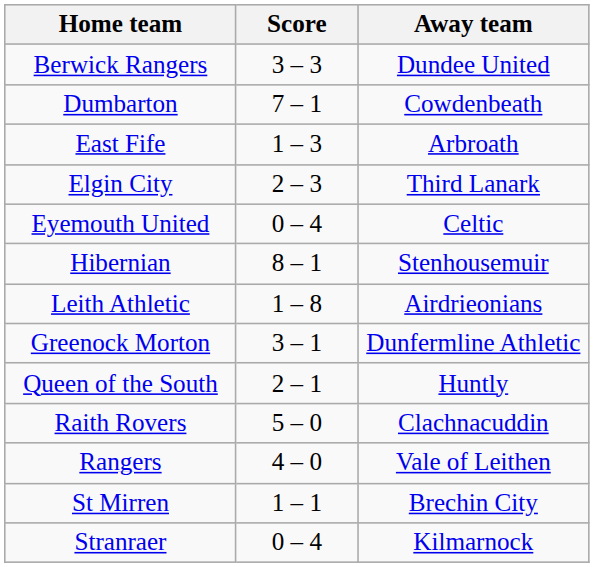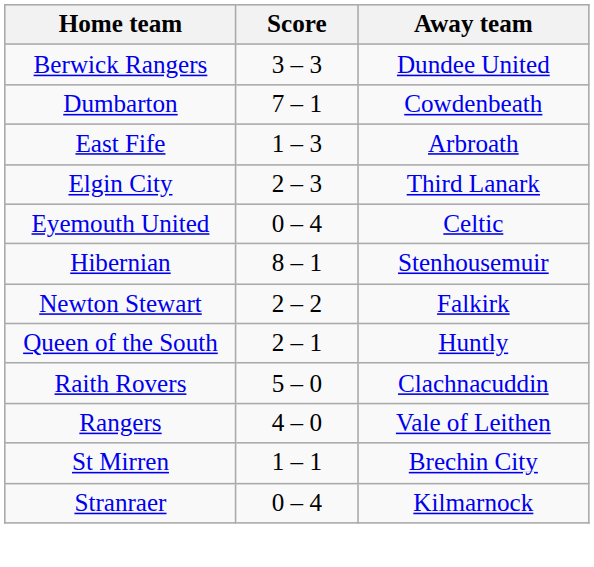- row: (120, 303)
- row: (120, 343)
+ row: (120, 303)
